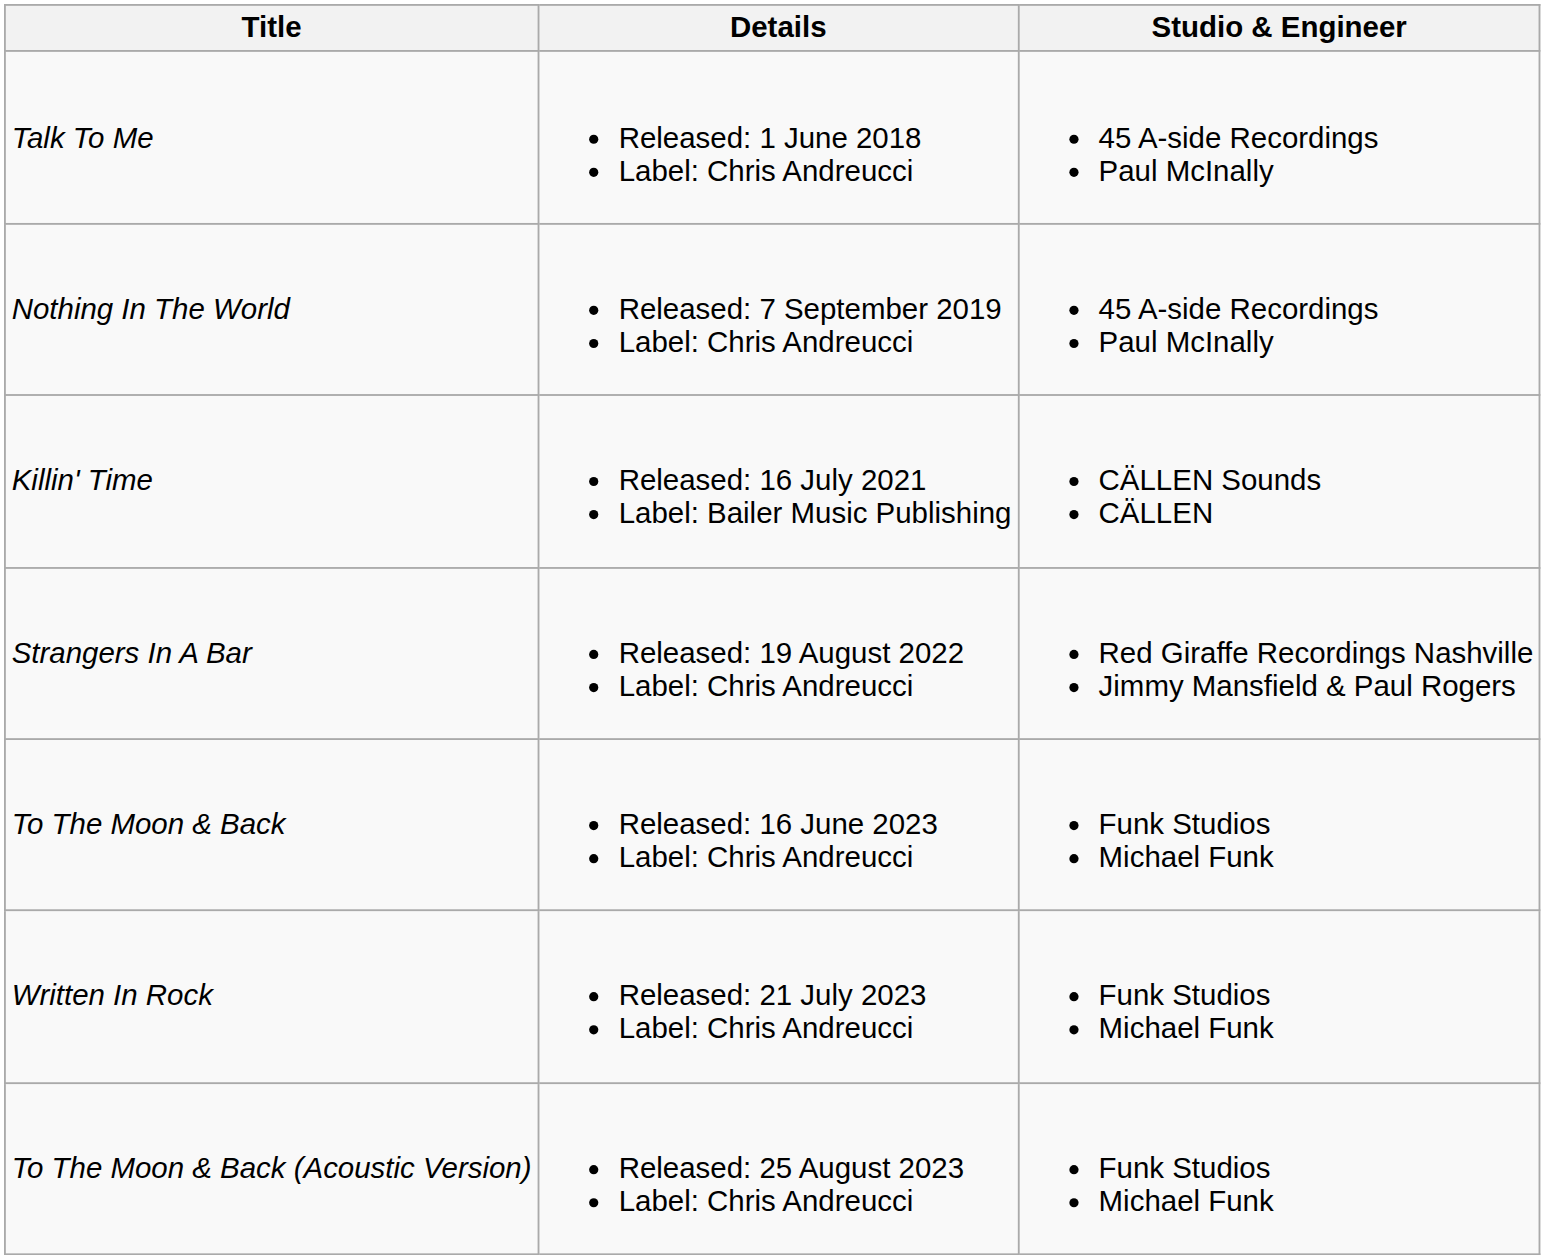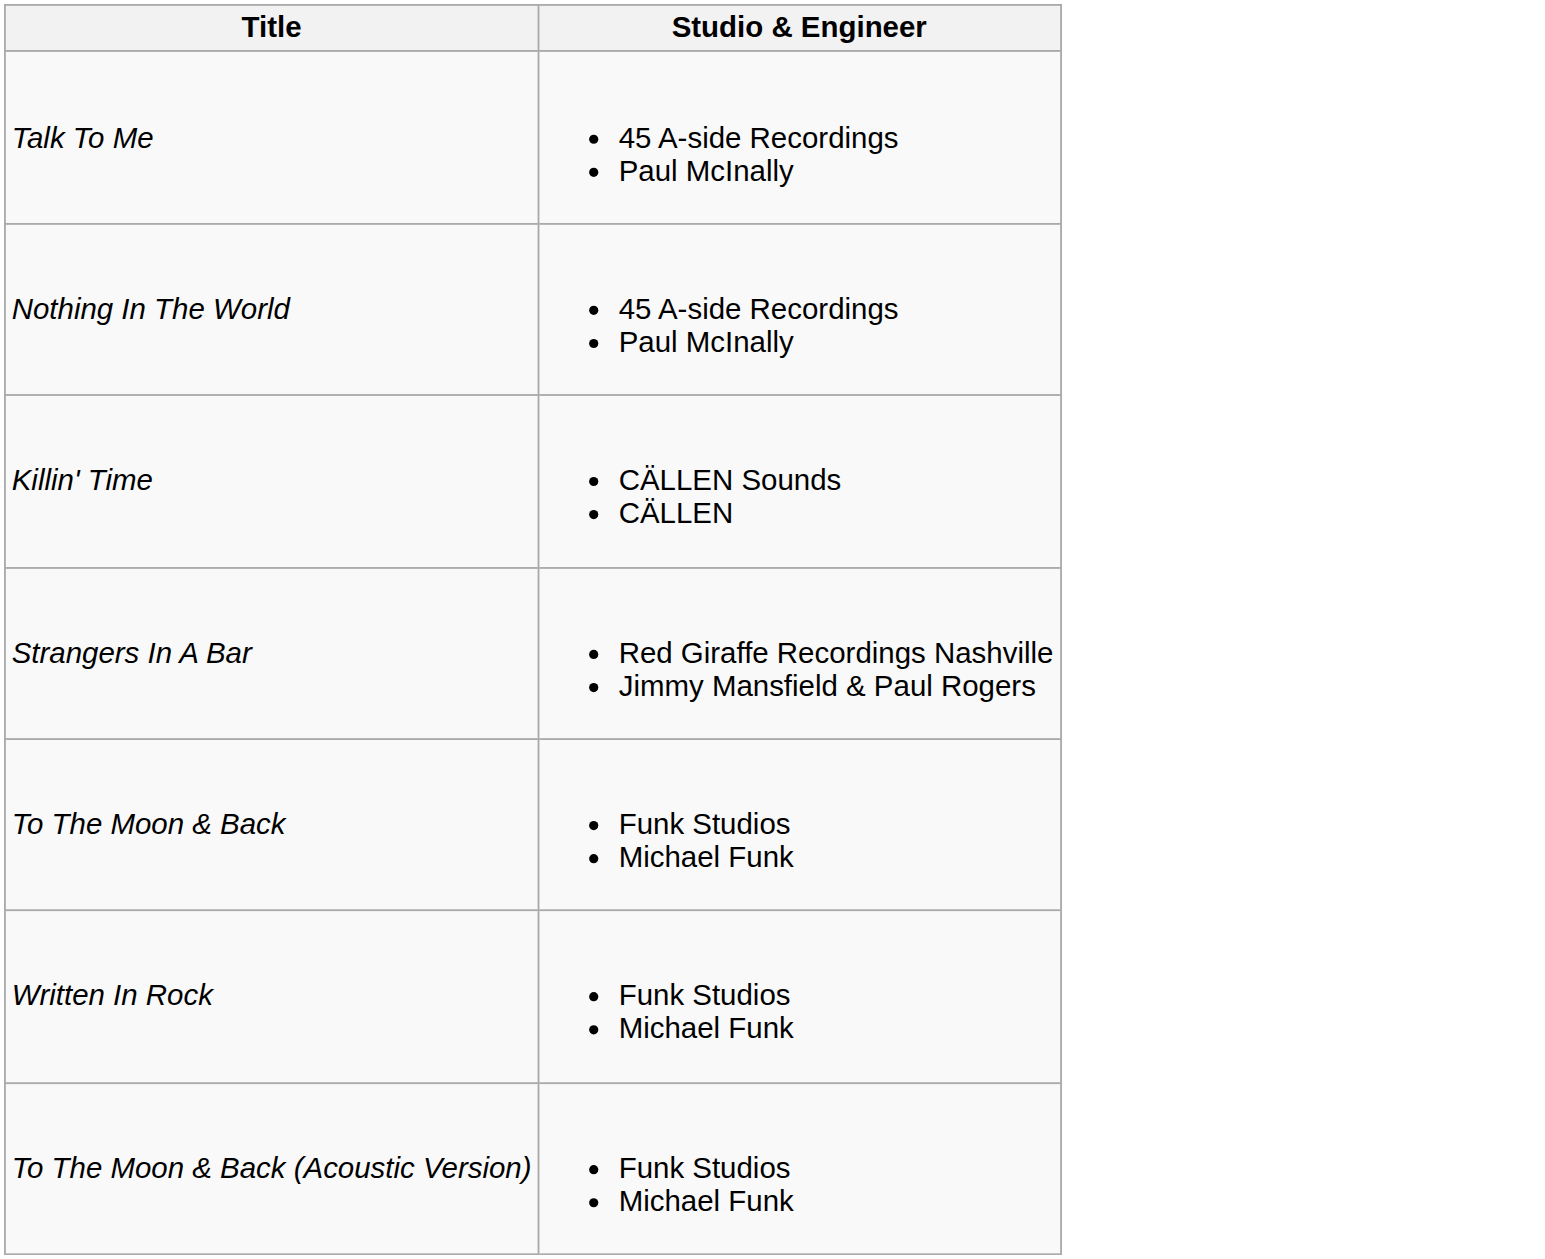- column: (778, 27)
